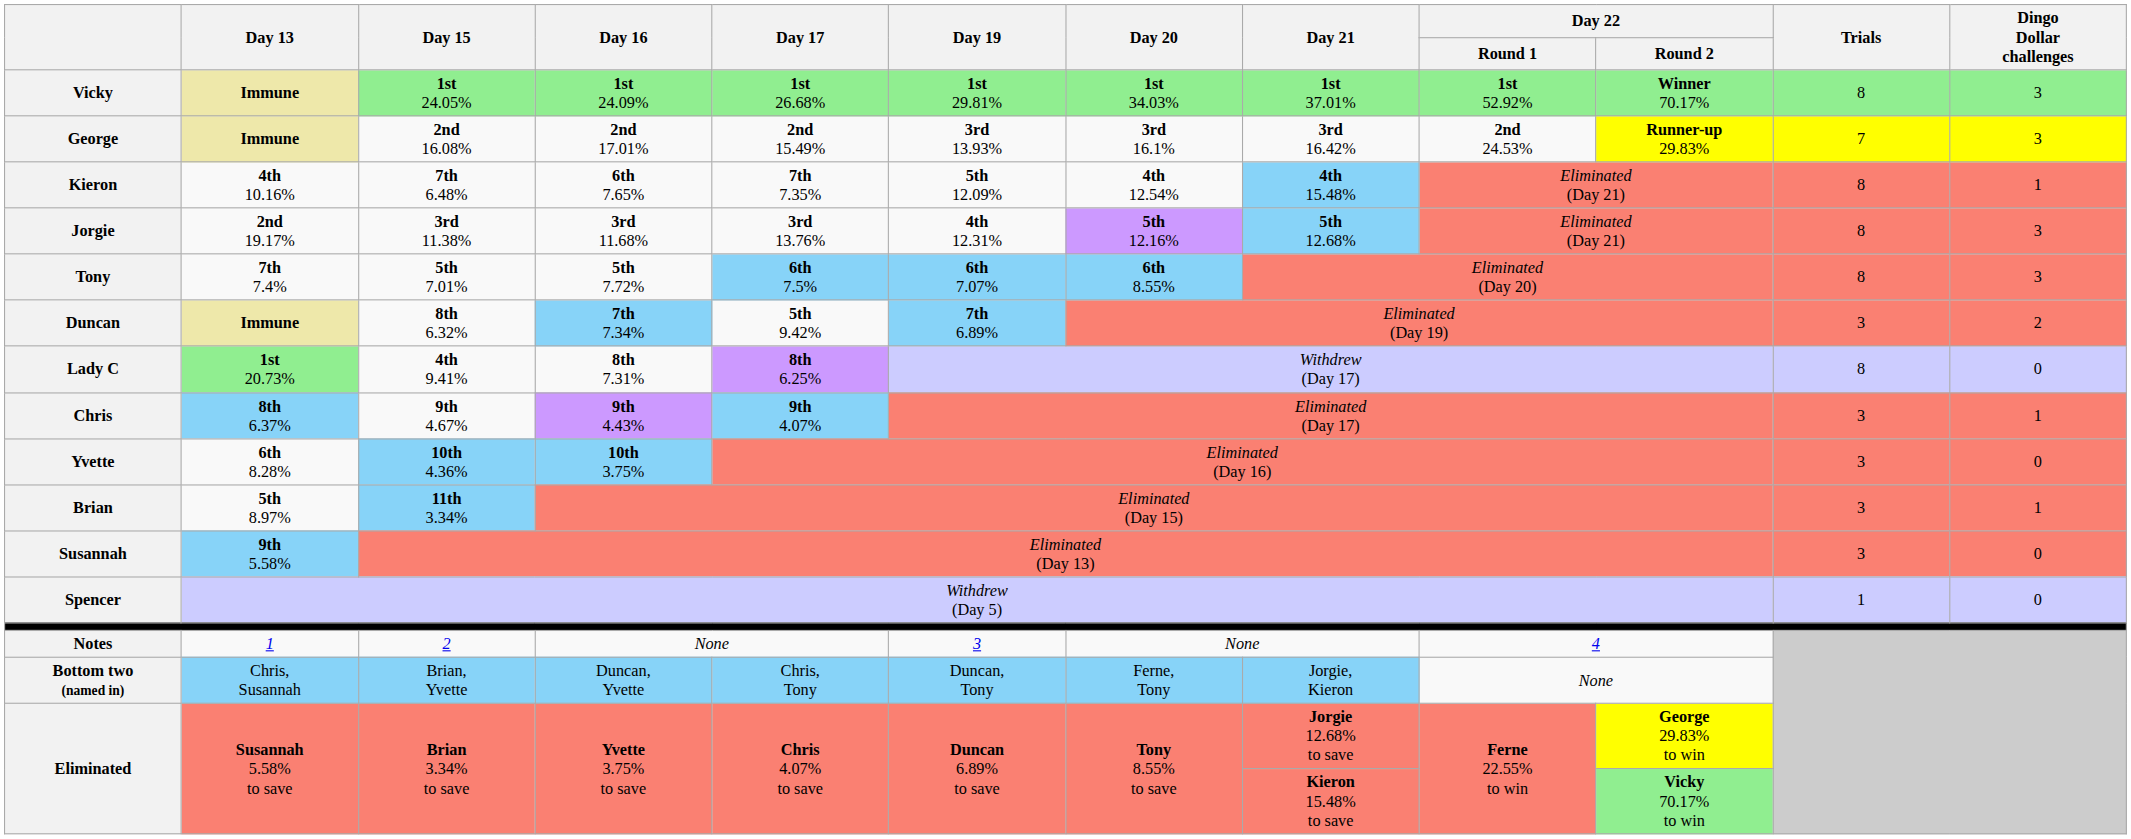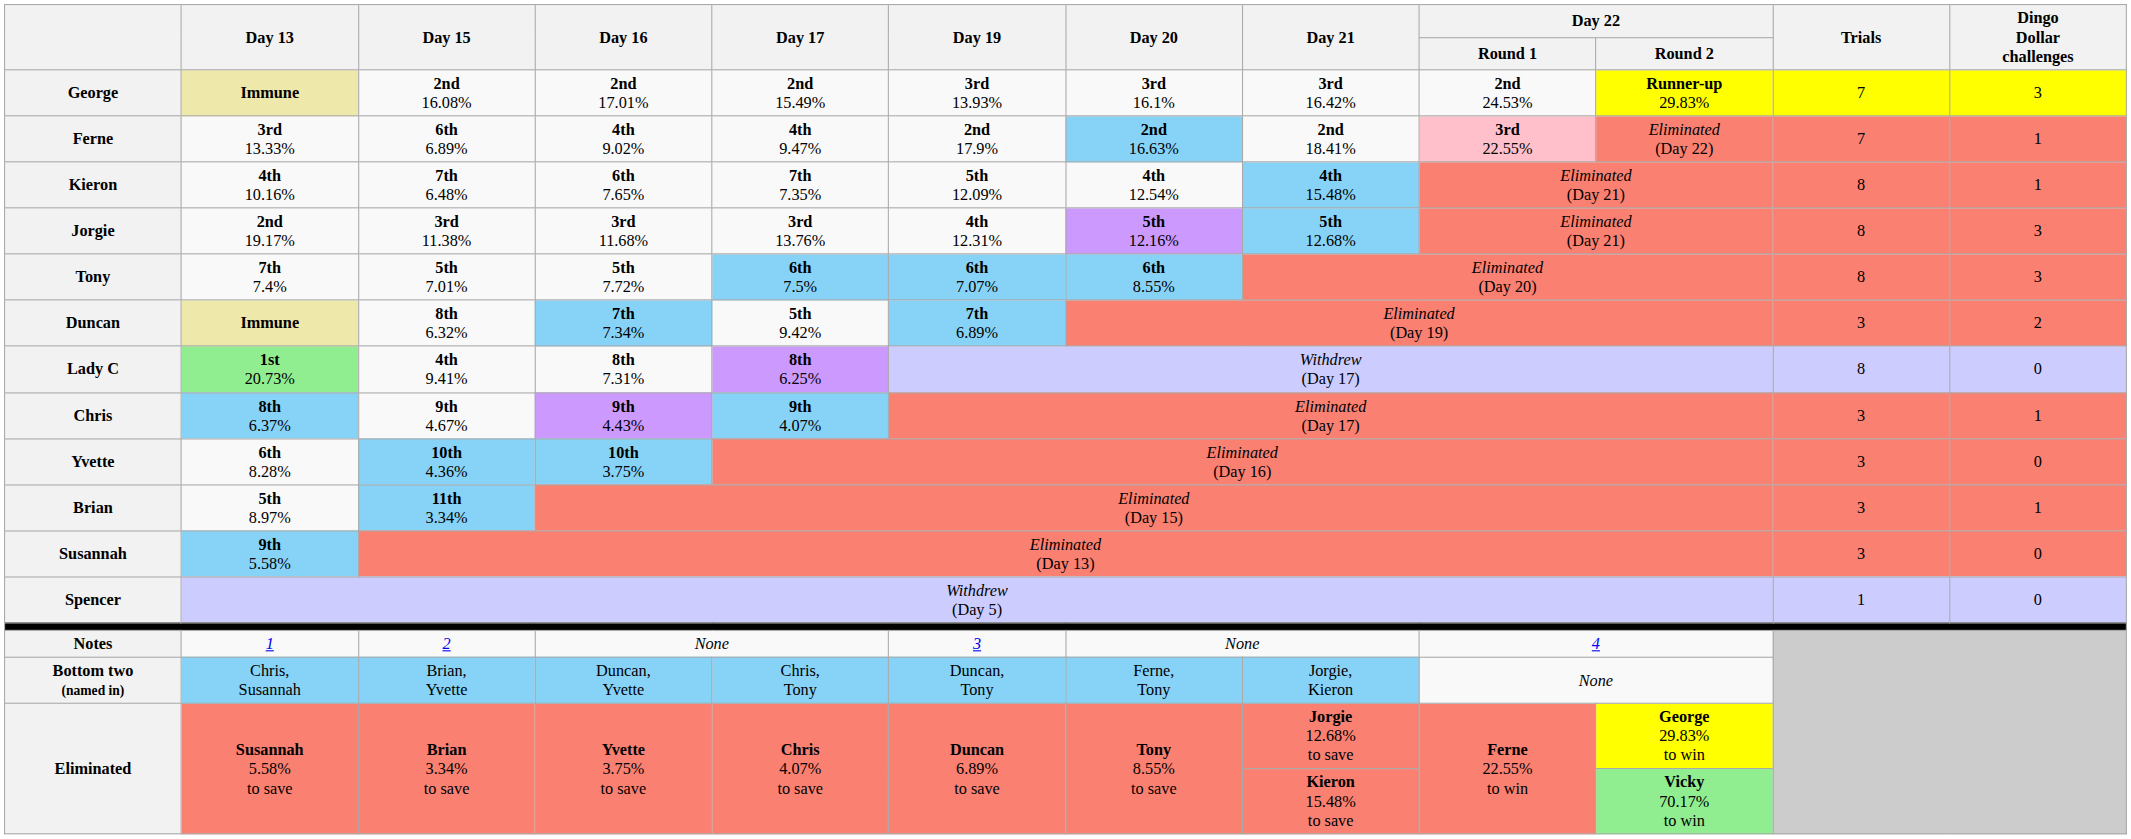- row: (93, 93)
+ row: (93, 139)
